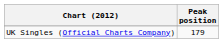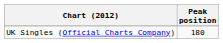(198, 32) 179 -> (198, 32) 180
